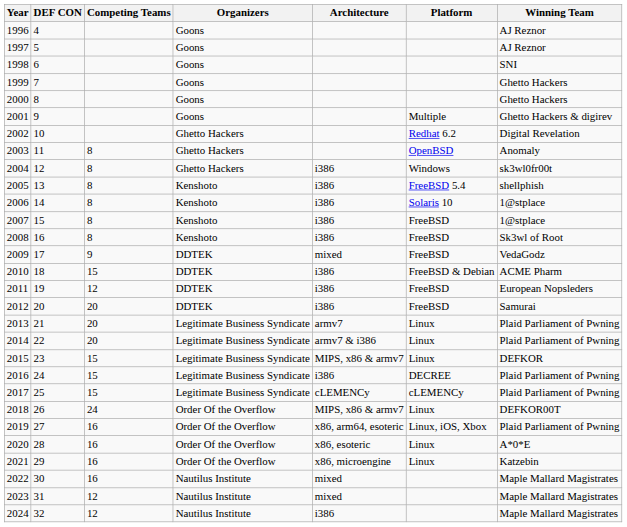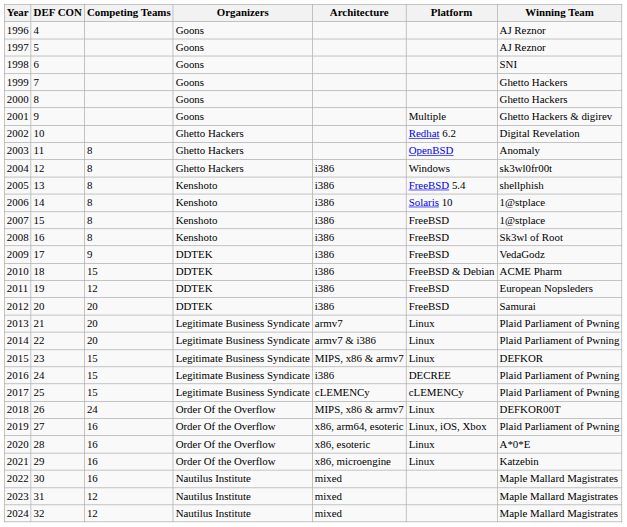(328, 254) mixed -> (324, 254) i386
(324, 513) i386 -> (328, 513) mixed
